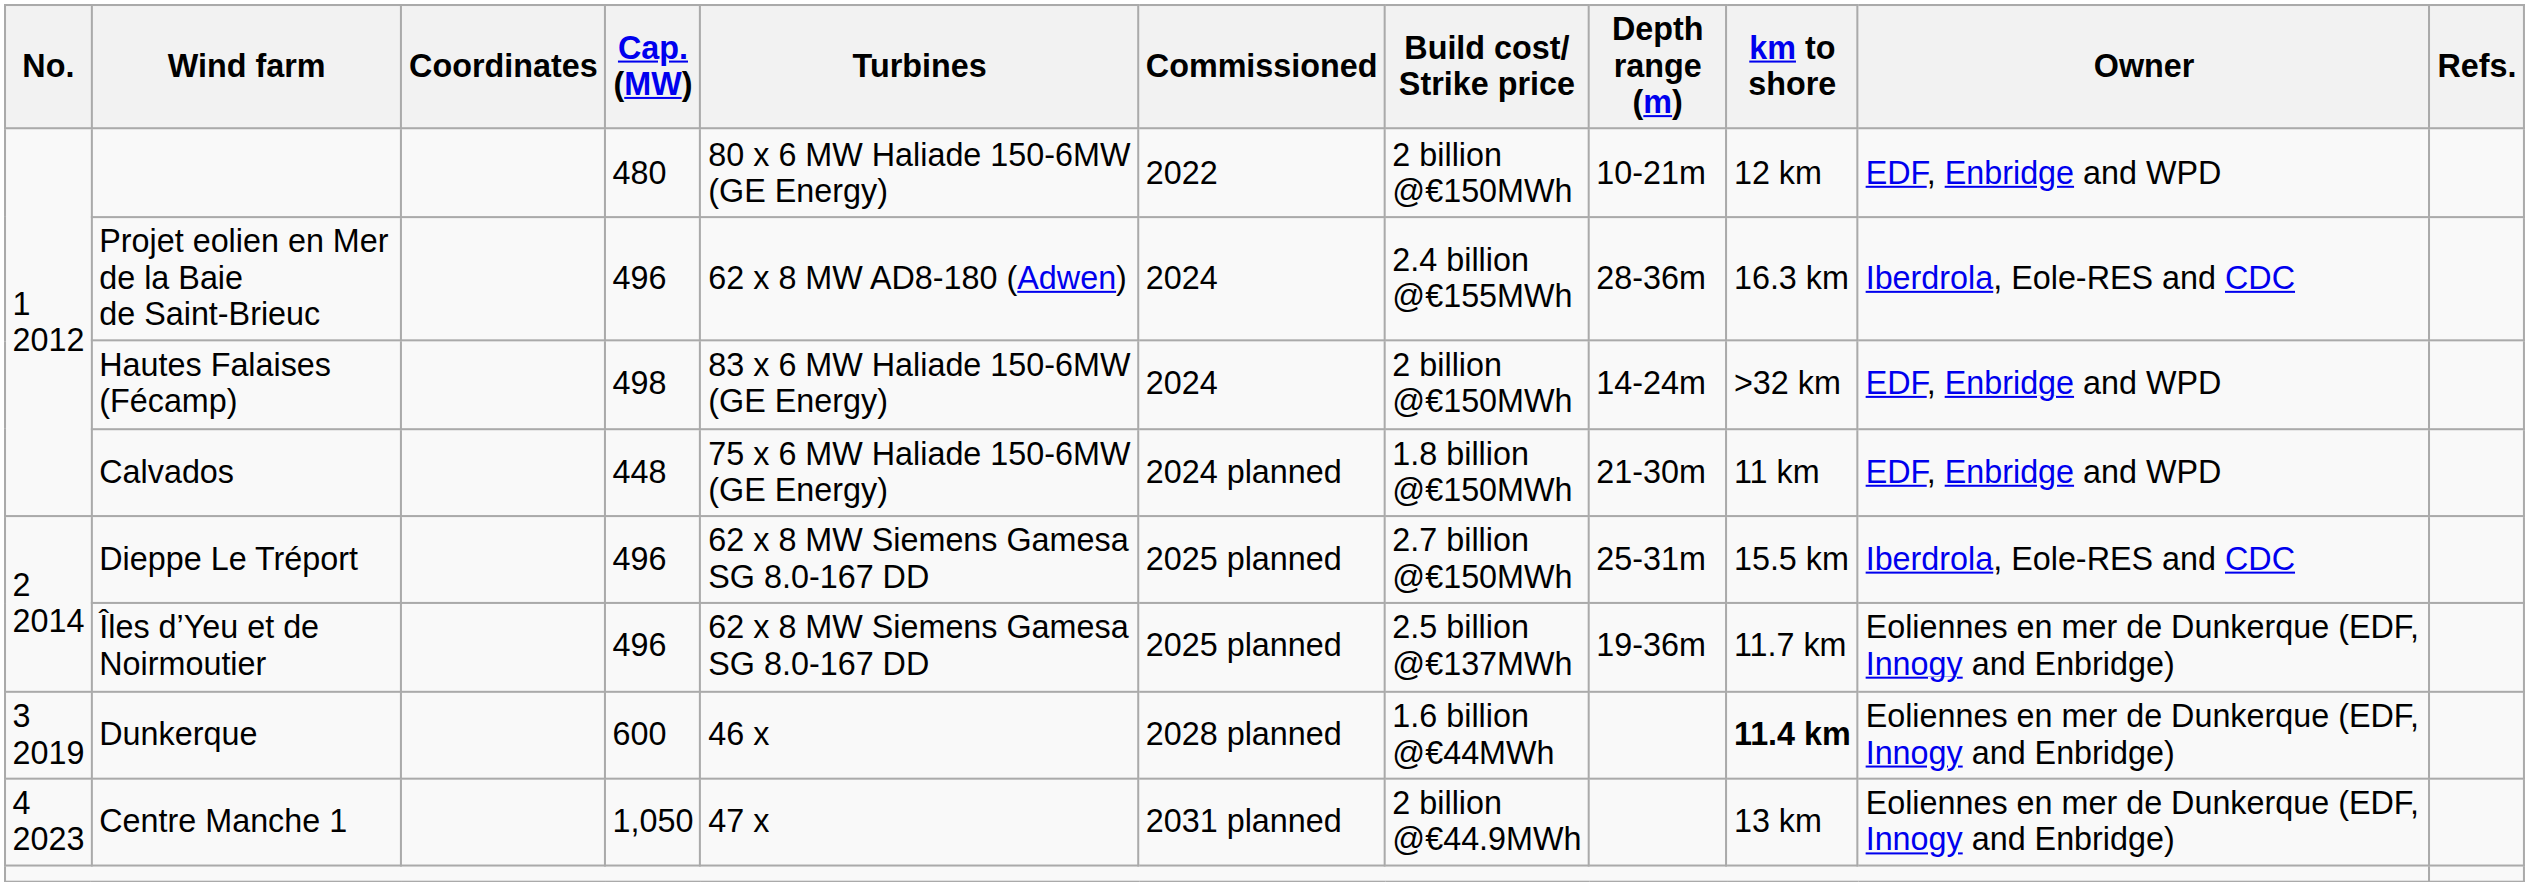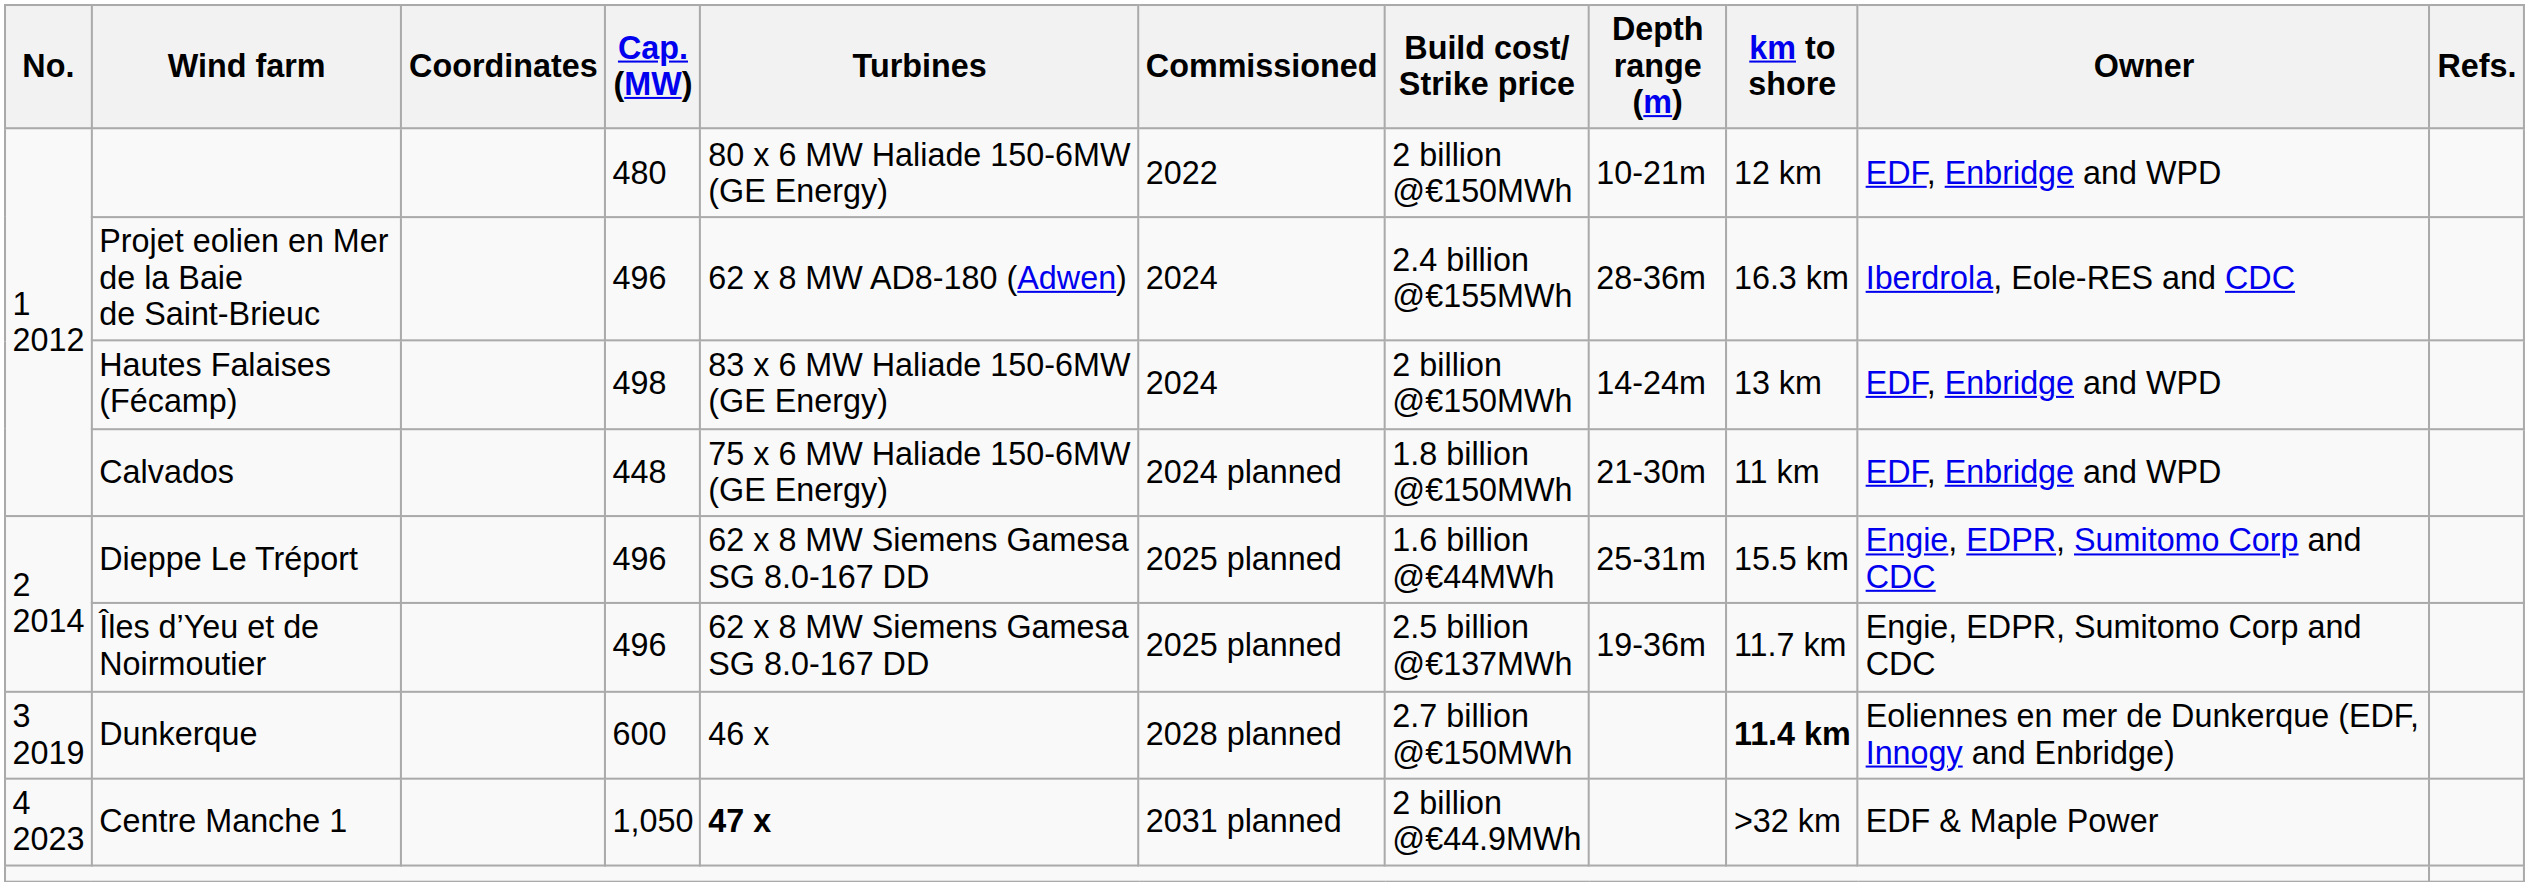(1787, 383) >32 km -> (1778, 383) 13 km
(1482, 559) 2.7 billion @€150MWh -> (1473, 559) 1.6 billion @€44MWh
(2080, 559) Iberdrola, Eole-RES and CDC -> (2114, 559) Engie, EDPR, Sumitomo Corp and CDC
(2142, 646) Eoliennes en mer de Dunkerque (EDF, Innogy and Enbridge) -> (2114, 646) Engie, EDPR, Sumitomo Corp and CDC
(1473, 734) 1.6 billion @€44MWh -> (1482, 734) 2.7 billion @€150MWh
(739, 821) normal -> (740, 821) bold
(1778, 821) 13 km -> (1787, 821) >32 km
(2142, 821) Eoliennes en mer de Dunkerque (EDF, Innogy and Enbridge) -> (2012, 821) EDF & Maple Power
